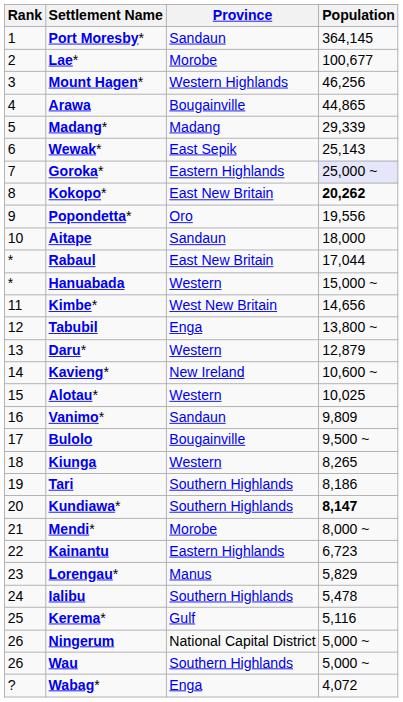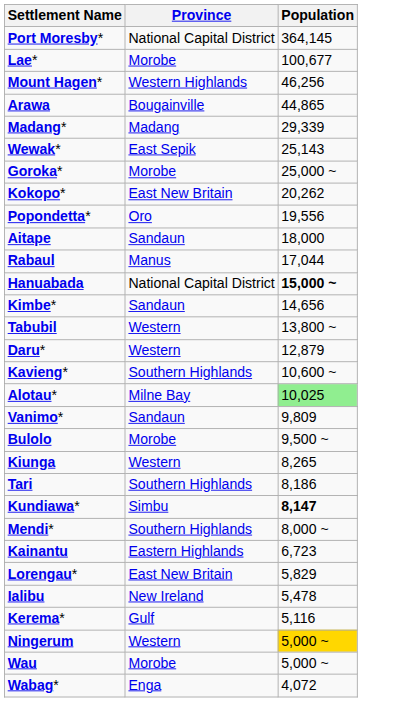- column: (25, 15)
(198, 37) Sandaun -> (202, 37) National Capital District
(227, 171) Eastern Highlands -> (152, 171) Morobe
(350, 171) lavender background -> (309, 171) no background
(344, 194) bold -> (303, 194) normal
(221, 261) East New Britain -> (150, 261) Manus
(195, 283) Western -> (202, 283) National Capital District
(350, 283) normal -> (309, 283) bold
(223, 305) West New Britain -> (157, 305) Sandaun
(186, 328) Enga -> (155, 328) Western
(207, 372) New Ireland -> (190, 372) Southern Highlands
(195, 395) Western -> (159, 395) Milne Bay
(344, 395) no background -> (303, 395) lightgreen background
(207, 439) Bougainville -> (152, 439) Morobe
(231, 506) Southern Highlands -> (148, 506) Simbu
(193, 529) Morobe -> (190, 529) Southern Highlands
(190, 573) Manus -> (180, 573) East New Britain
(231, 596) Southern Highlands -> (166, 596) New Ireland
(243, 640) National Capital District -> (155, 640) Western
(346, 640) no background -> (305, 640) gold background
(231, 663) Southern Highlands -> (152, 663) Morobe
